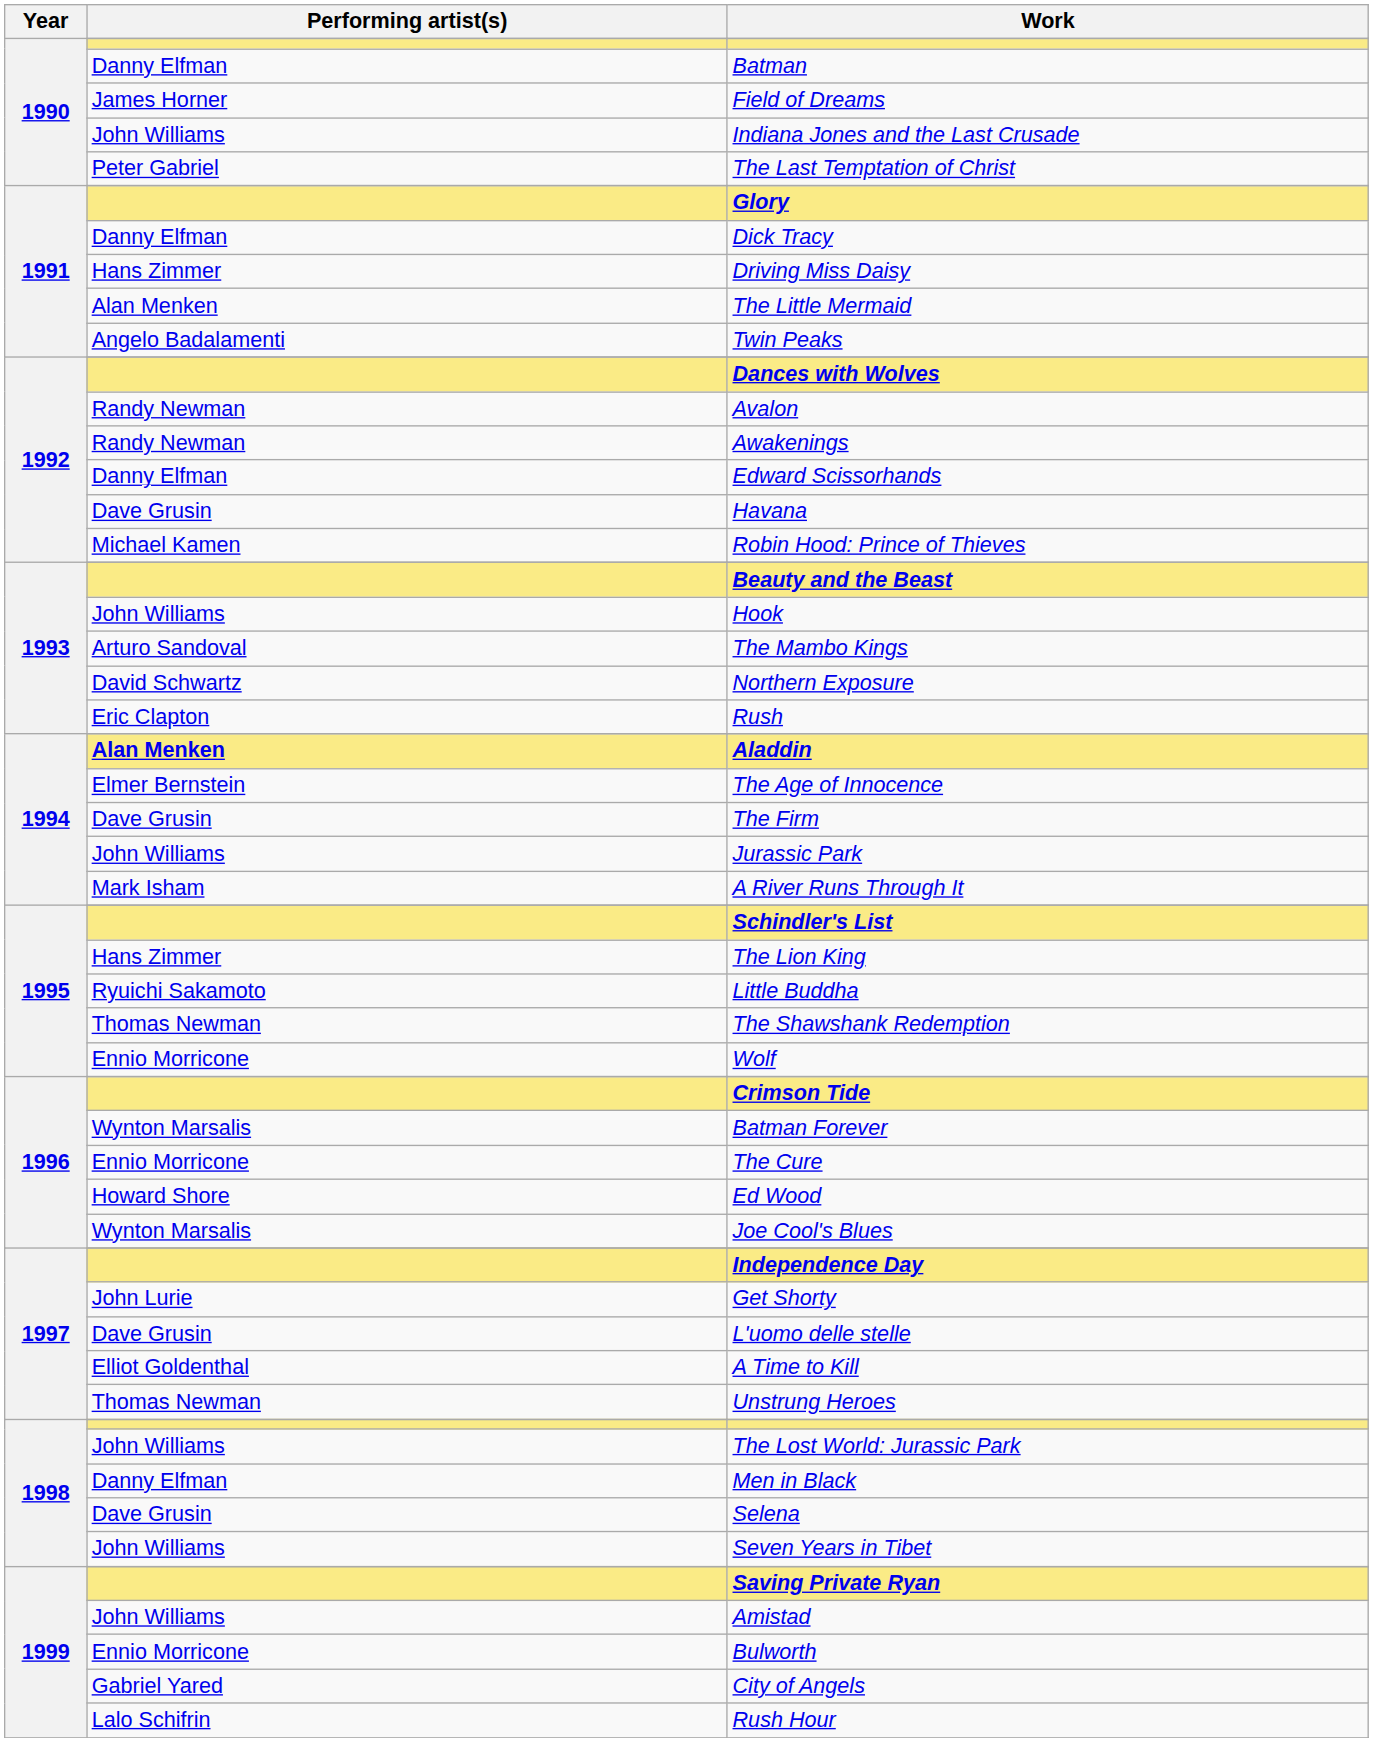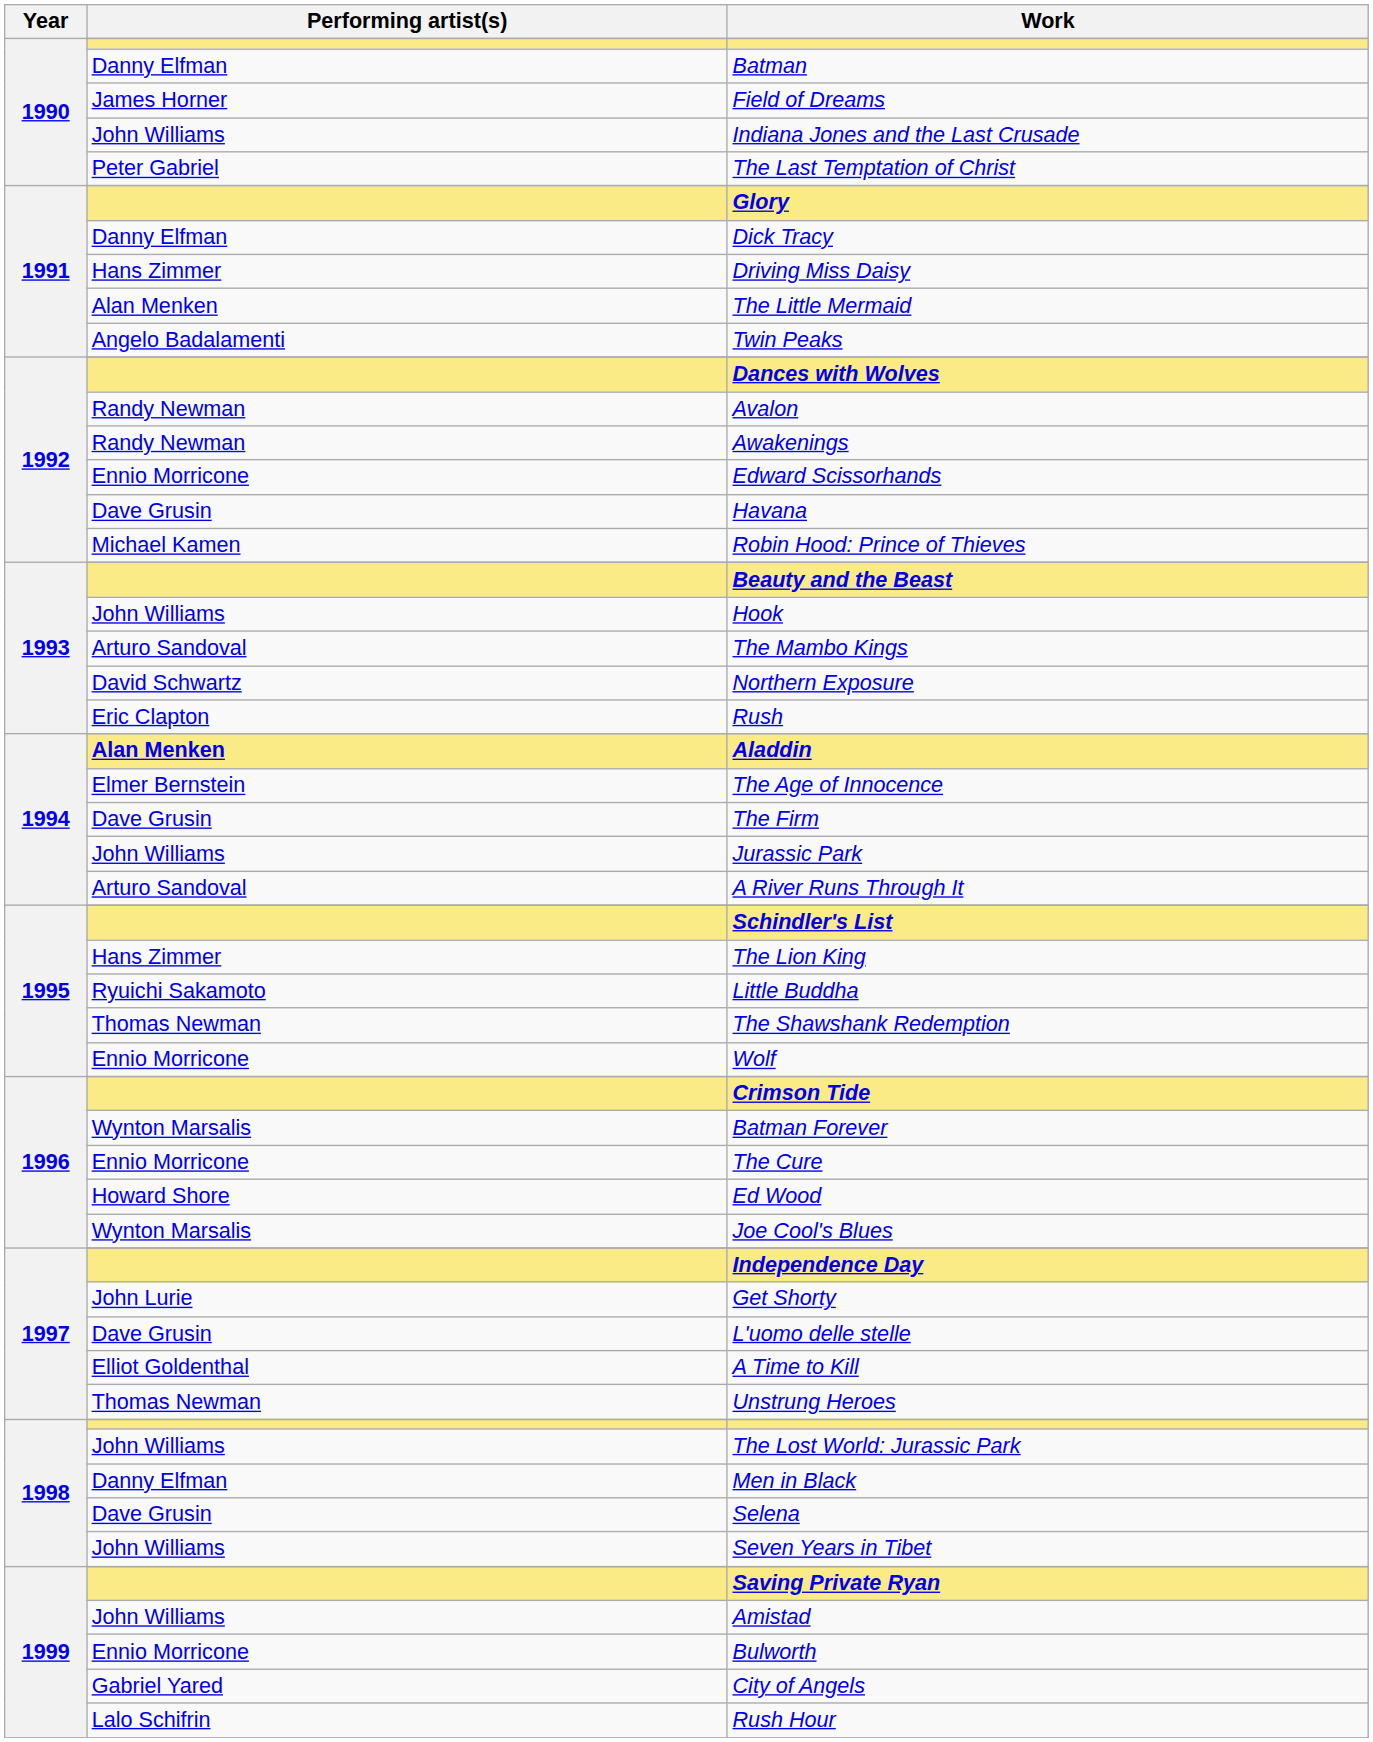(159, 476) Danny Elfman -> (170, 476) Ennio Morricone
(148, 887) Mark Isham -> (169, 887) Arturo Sandoval
